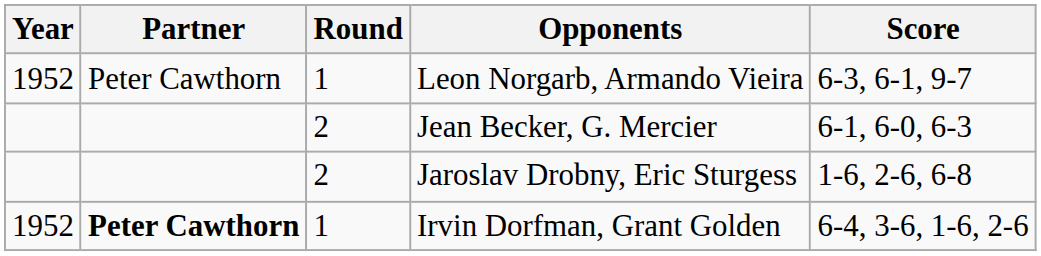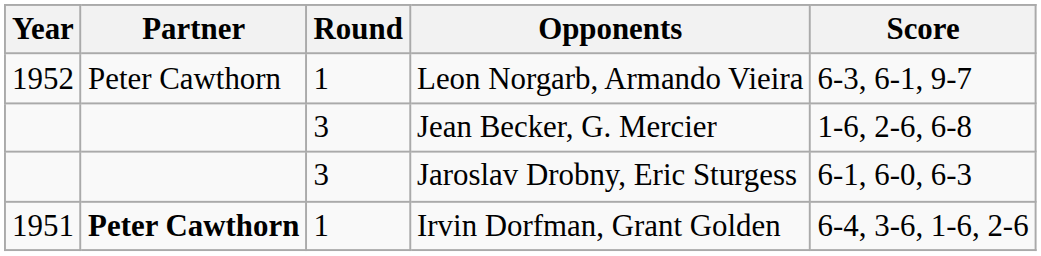(321, 126) 2 -> (321, 126) 3
(895, 126) 6-1, 6-0, 6-3 -> (895, 126) 1-6, 2-6, 6-8
(321, 175) 2 -> (321, 175) 3
(895, 175) 1-6, 2-6, 6-8 -> (895, 175) 6-1, 6-0, 6-3
(43, 224) 1952 -> (43, 224) 1951
